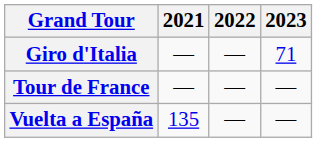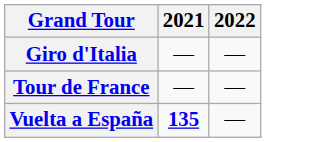- column: (286, 20)
(184, 119) normal -> (184, 119) bold
